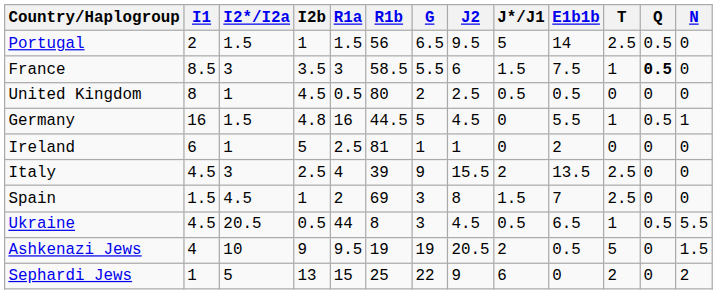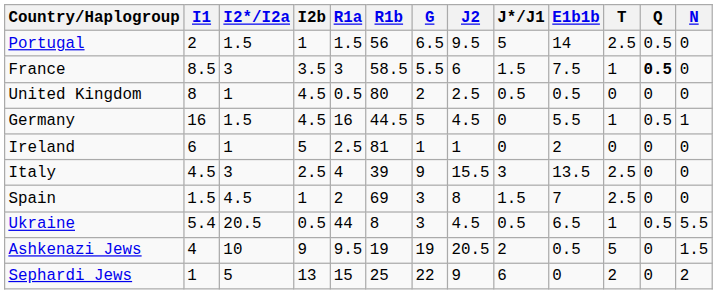(312, 121) 4.8 -> (312, 121) 4.5
(502, 173) 2 -> (502, 173) 3
(202, 224) 4.5 -> (202, 224) 5.4
